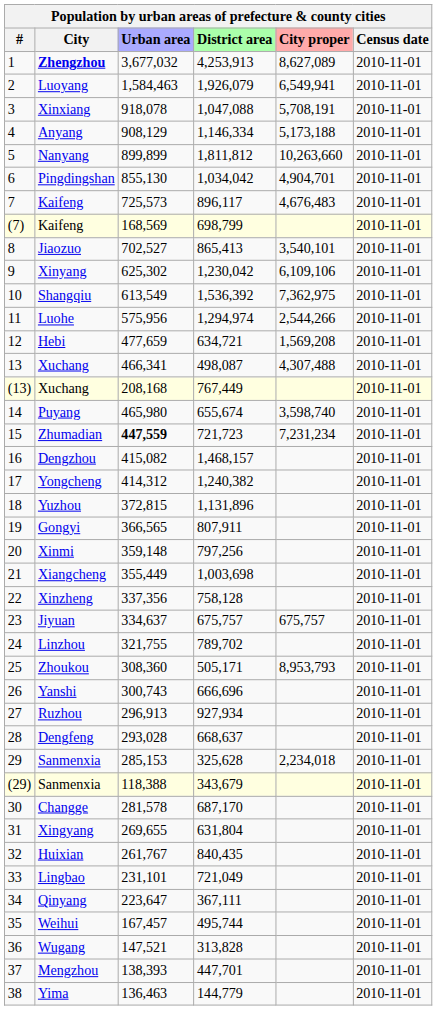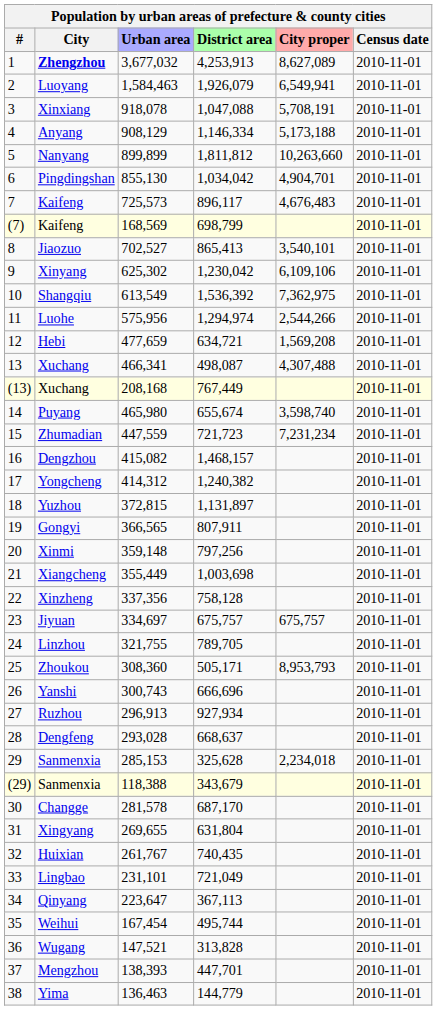(144, 435) bold -> (144, 435) normal
(225, 505) 1,131,896 -> (225, 505) 1,131,897
(144, 621) 334,637 -> (144, 621) 334,697
(220, 644) 789,702 -> (220, 644) 789,705
(220, 854) 840,435 -> (220, 854) 740,435
(219, 900) 367,111 -> (220, 900) 367,113
(144, 924) 167,457 -> (144, 924) 167,454
